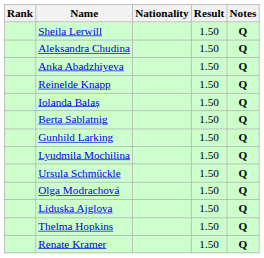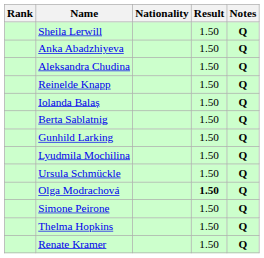rows swapped: (81, 66) <-> (84, 48)
(209, 191) normal -> (209, 191) bold
+ row: (74, 208)
- row: (75, 208)
